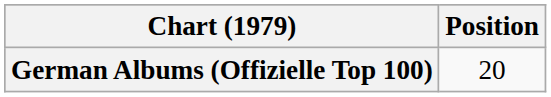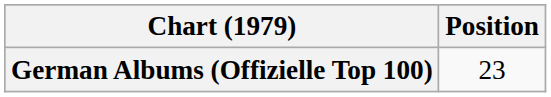(492, 69) 20 -> (492, 69) 23
